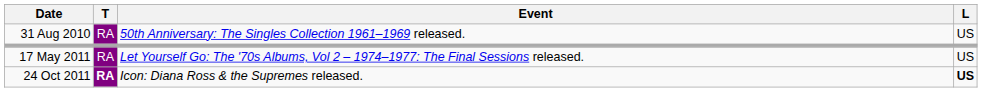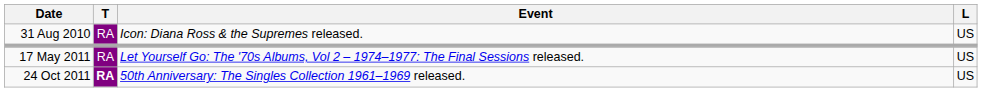(293, 34) 50th Anniversary: The Singles Collection 1961–1969 released. -> (241, 34) Icon: Diana Ross & the Supremes released.
(241, 76) Icon: Diana Ross & the Supremes released. -> (293, 76) 50th Anniversary: The Singles Collection 1961–1969 released.
(966, 76) bold -> (966, 76) normal
